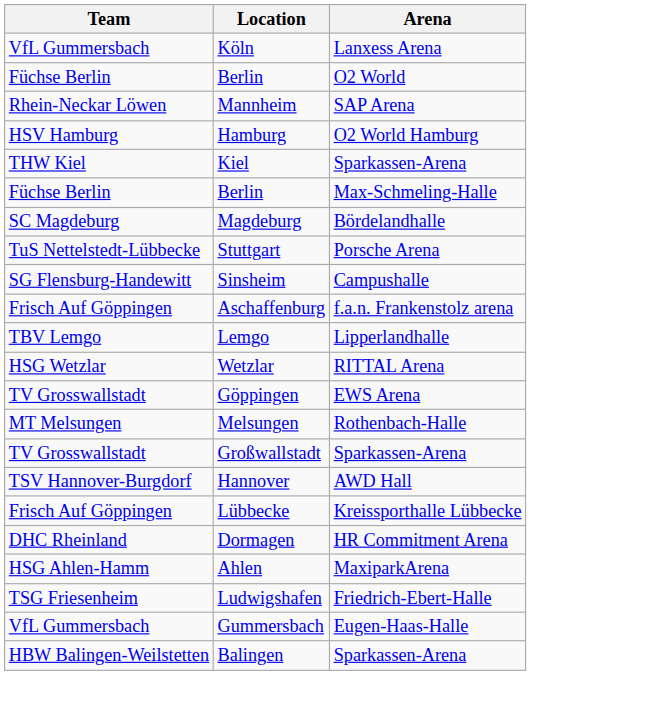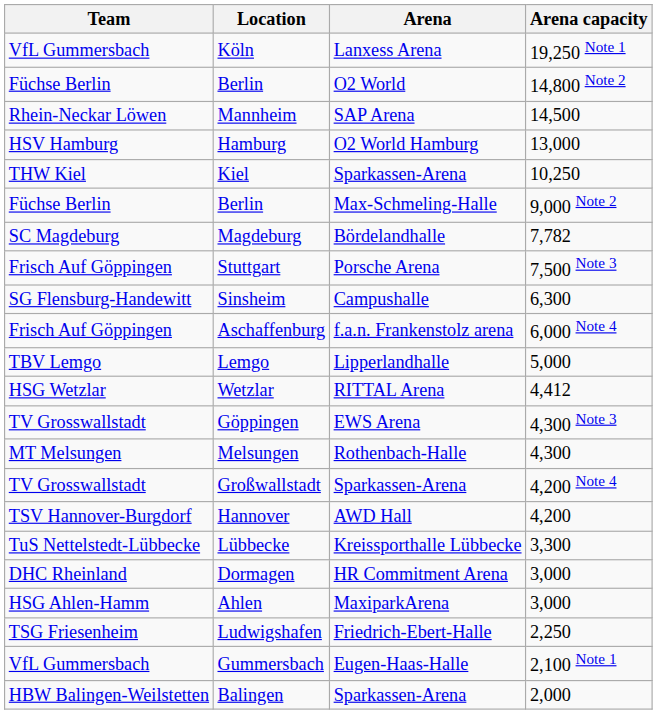+ column: (589, 18)
(104, 250) TuS Nettelstedt-Lübbecke -> (90, 267) Frisch Auf Göppingen
(90, 510) Frisch Auf Göppingen -> (104, 545) TuS Nettelstedt-Lübbecke
